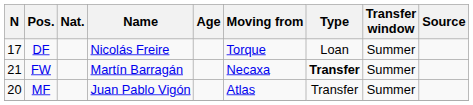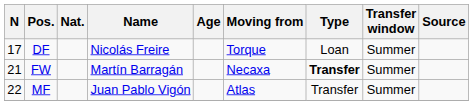(14, 89) 20 -> (14, 89) 22
